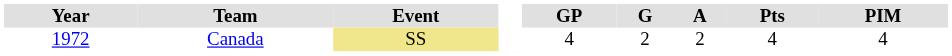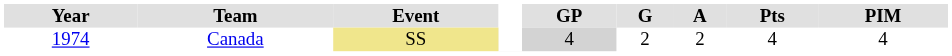(71, 39) 1972 -> (71, 39) 1974
(569, 39) no background -> (569, 39) lightgrey background
